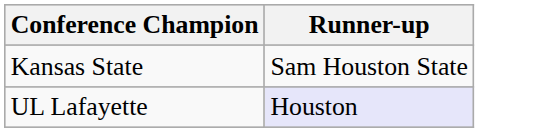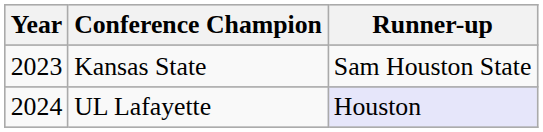+ column: (36, 24)
